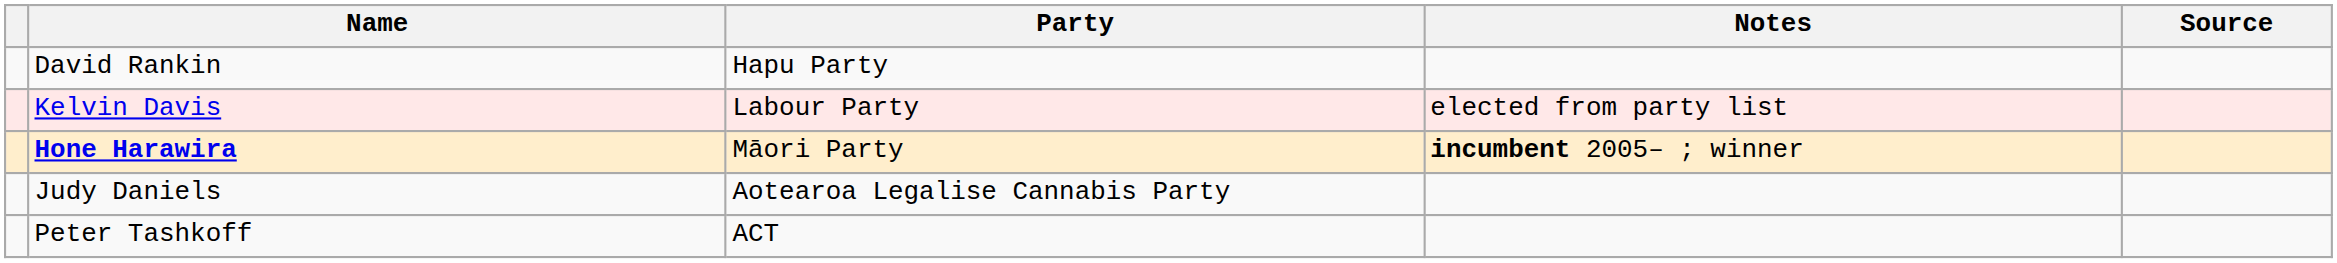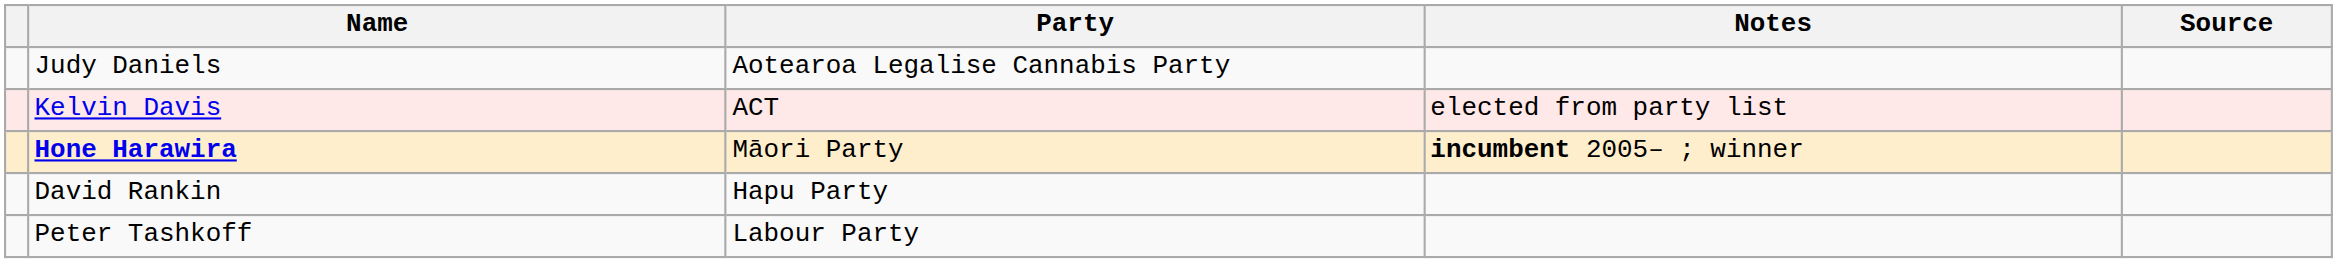rows swapped: (128, 194) <-> (128, 68)
(826, 110) Labour Party -> (756, 110) ACT
(756, 236) ACT -> (826, 236) Labour Party
